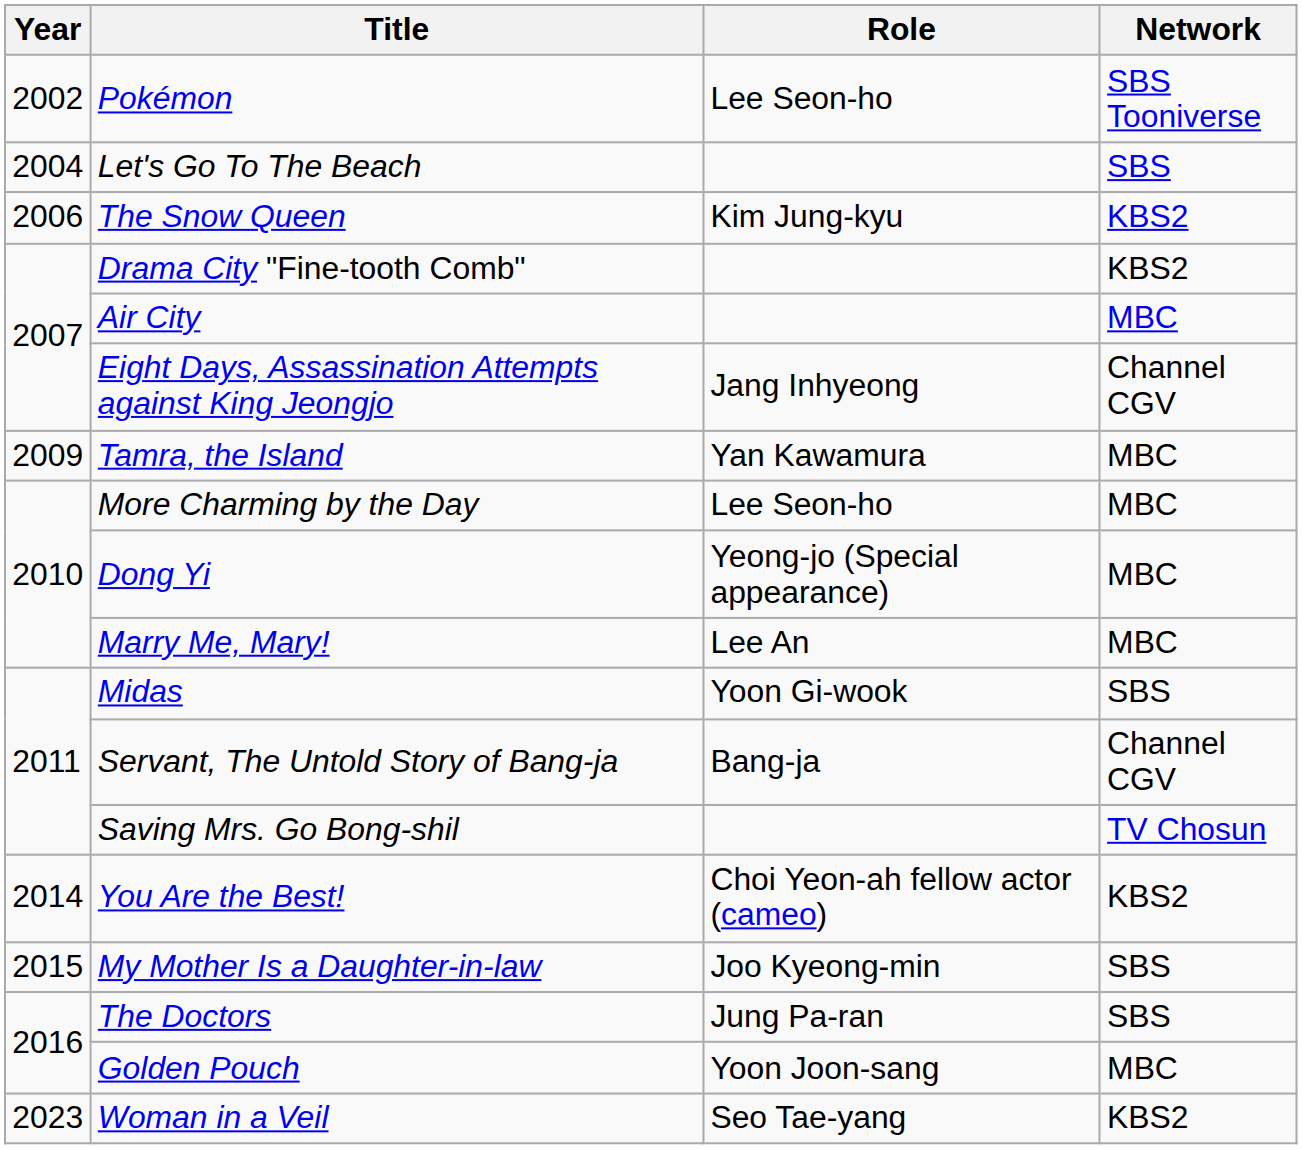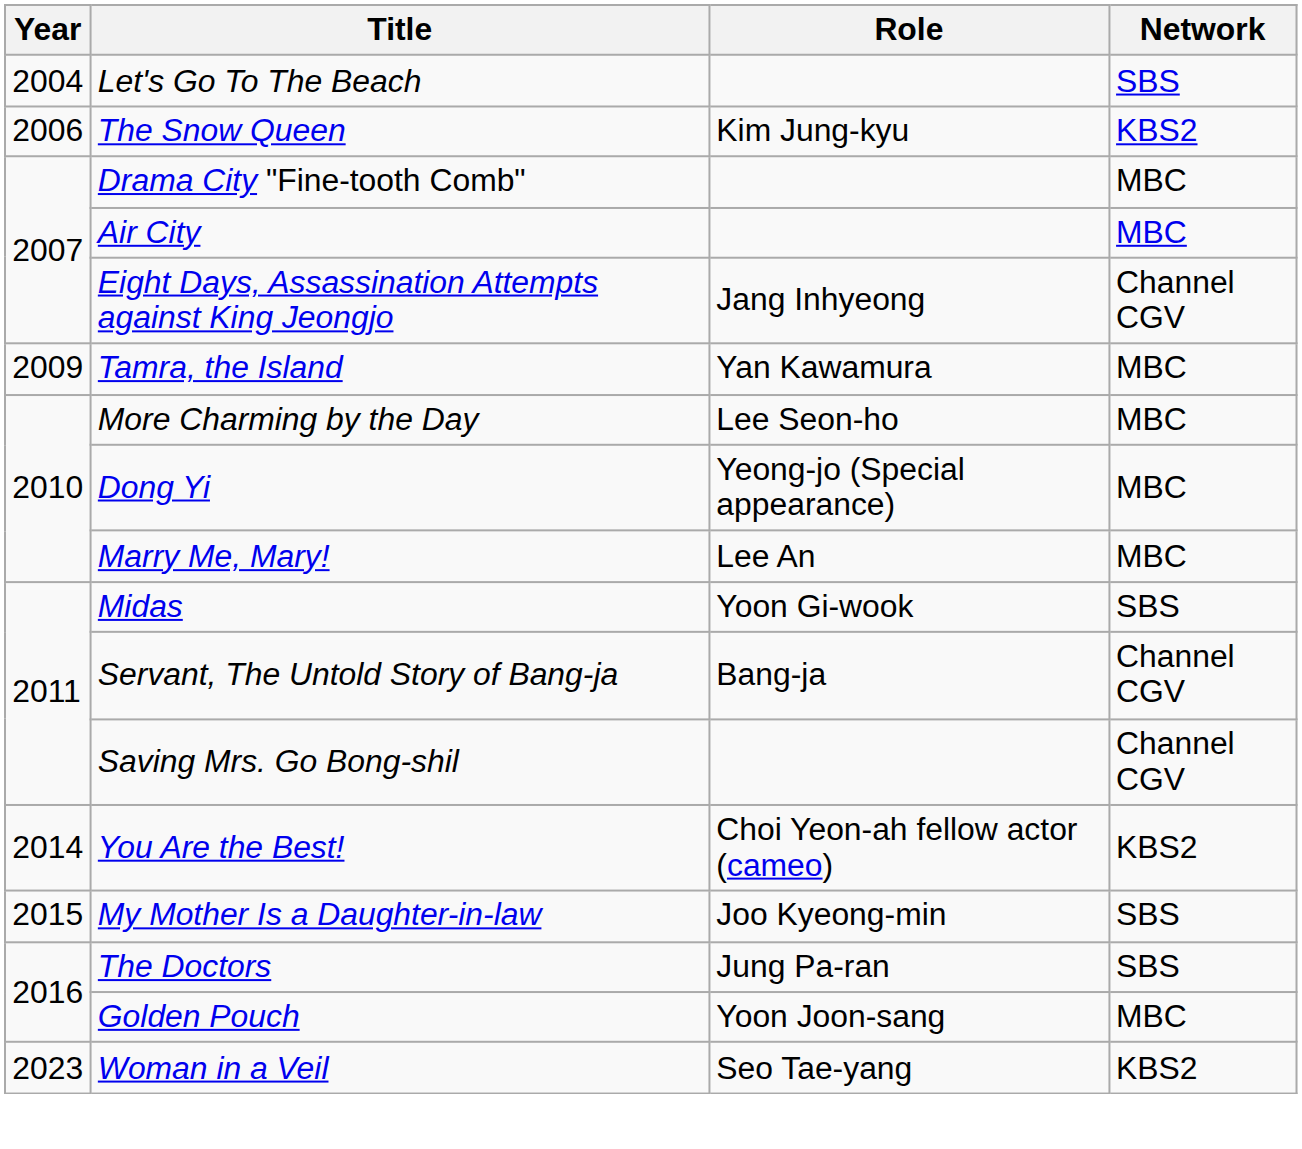- row: (165, 98)
(1148, 267) KBS2 -> (1151, 181) MBC
(1187, 829) TV Chosun -> (1175, 761) Channel CGV
